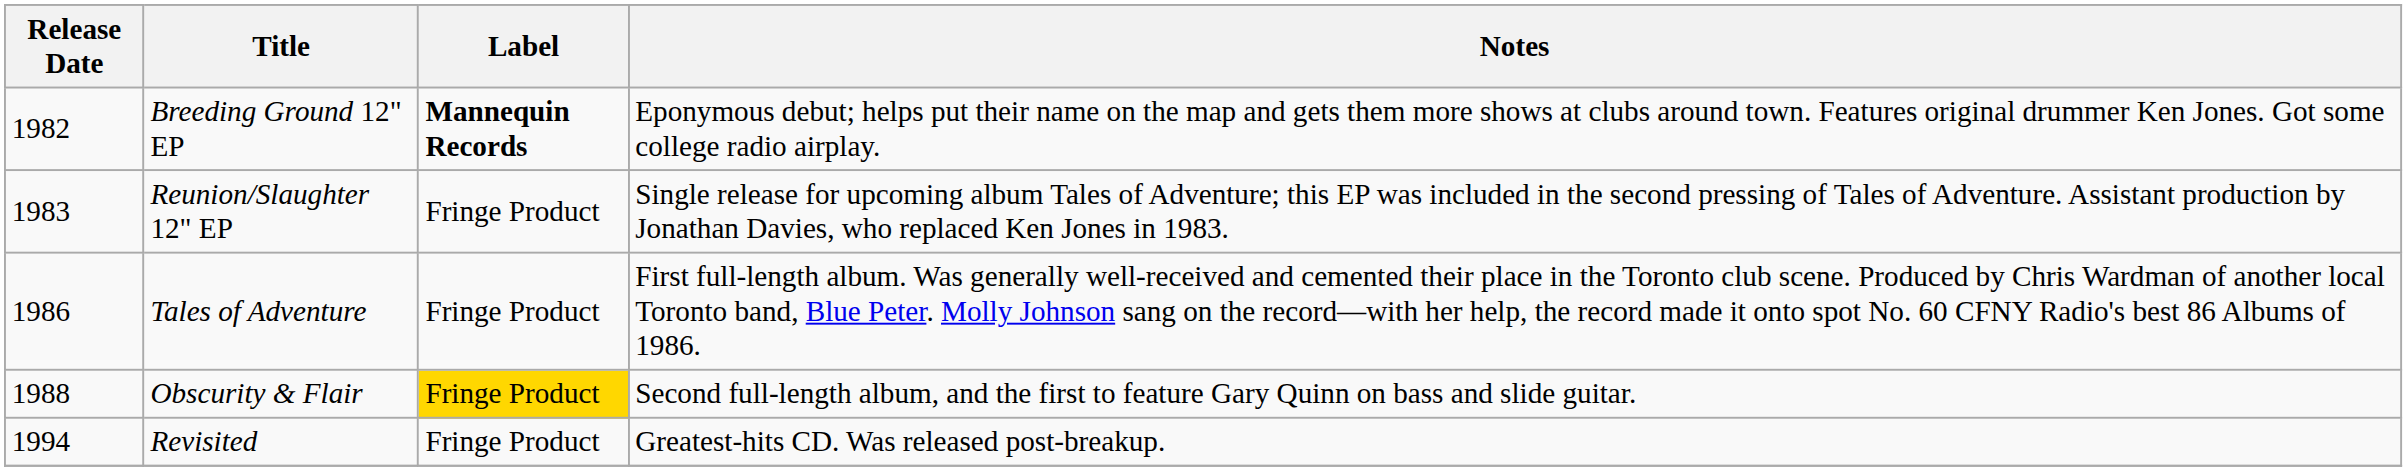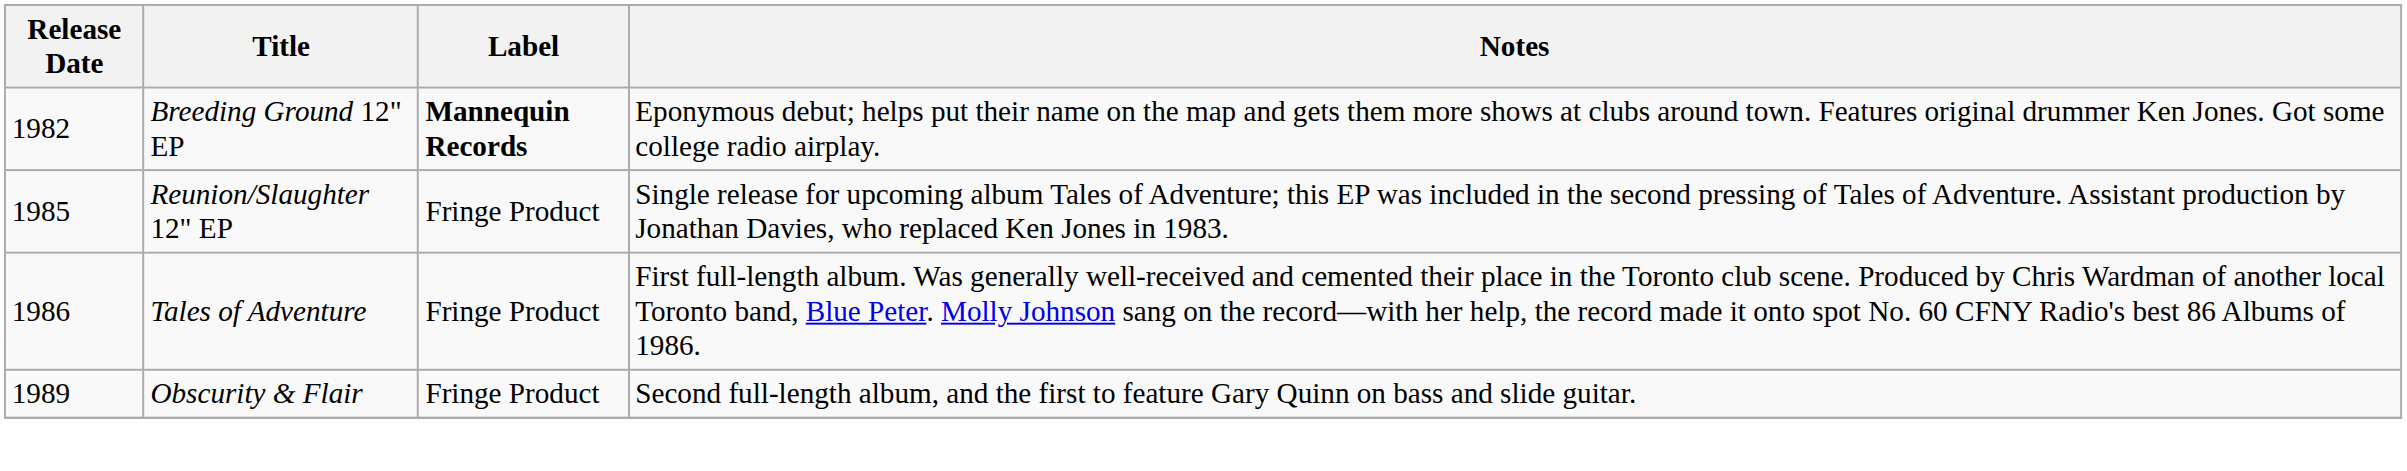(41, 211) 1983 -> (41, 211) 1985
(41, 394) 1988 -> (41, 394) 1989
(512, 394) gold background -> (512, 394) no background
- row: (204, 442)
